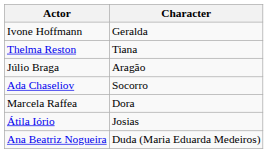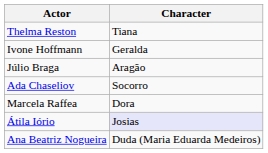rows swapped: (42, 49) <-> (45, 31)
(125, 121) no background -> (125, 121) lavender background
